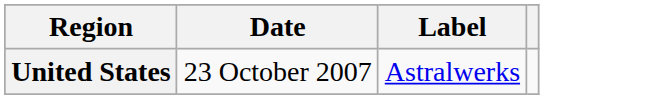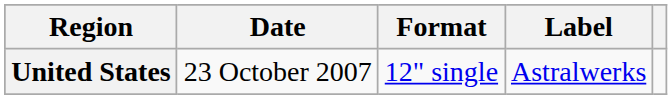+ column: (441, 26)
